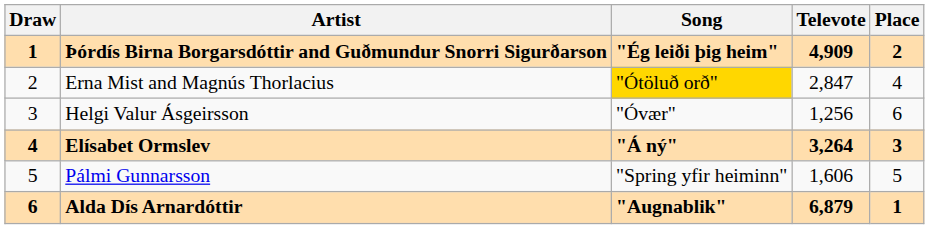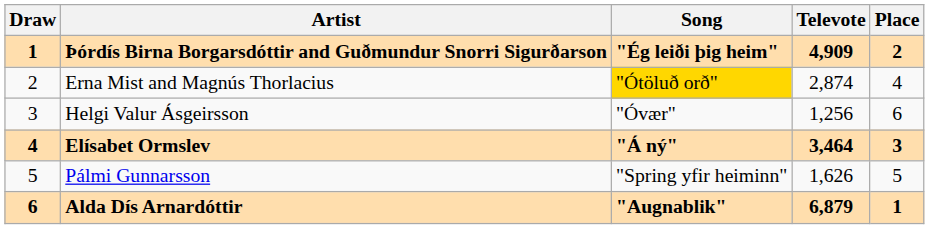(831, 82) 2,847 -> (831, 82) 2,874
(831, 144) 3,264 -> (831, 144) 3,464
(831, 176) 1,606 -> (831, 176) 1,626
